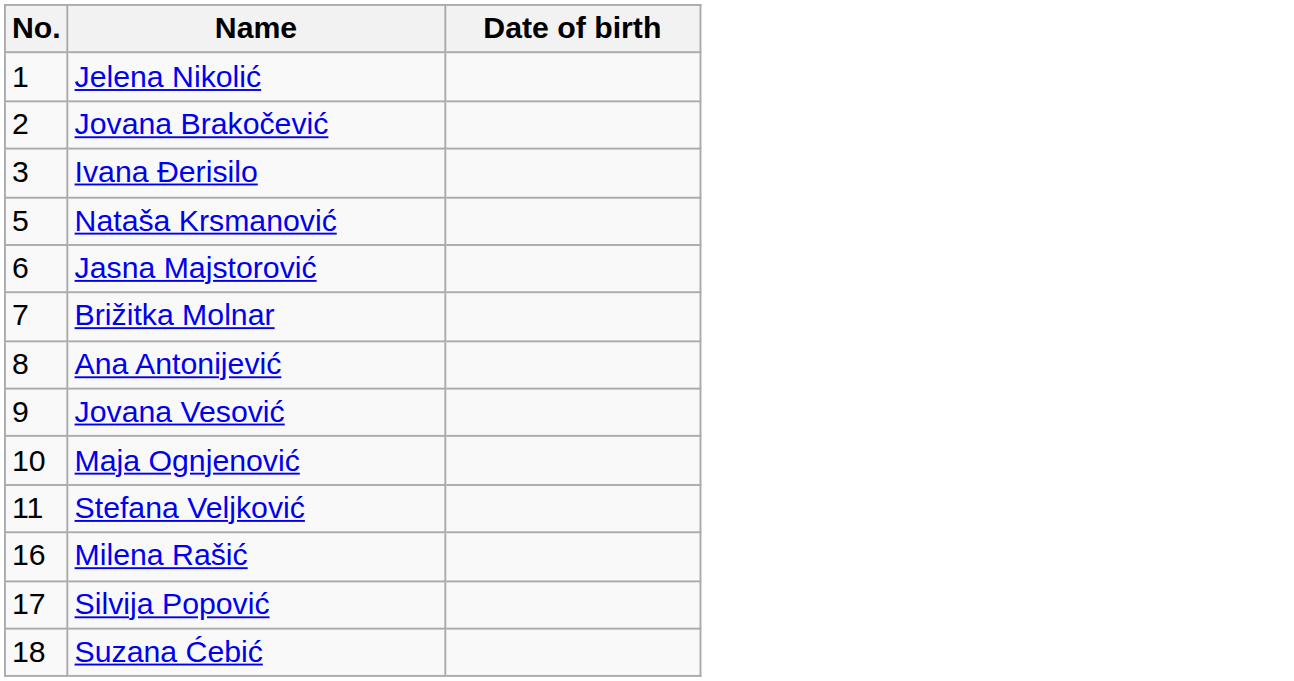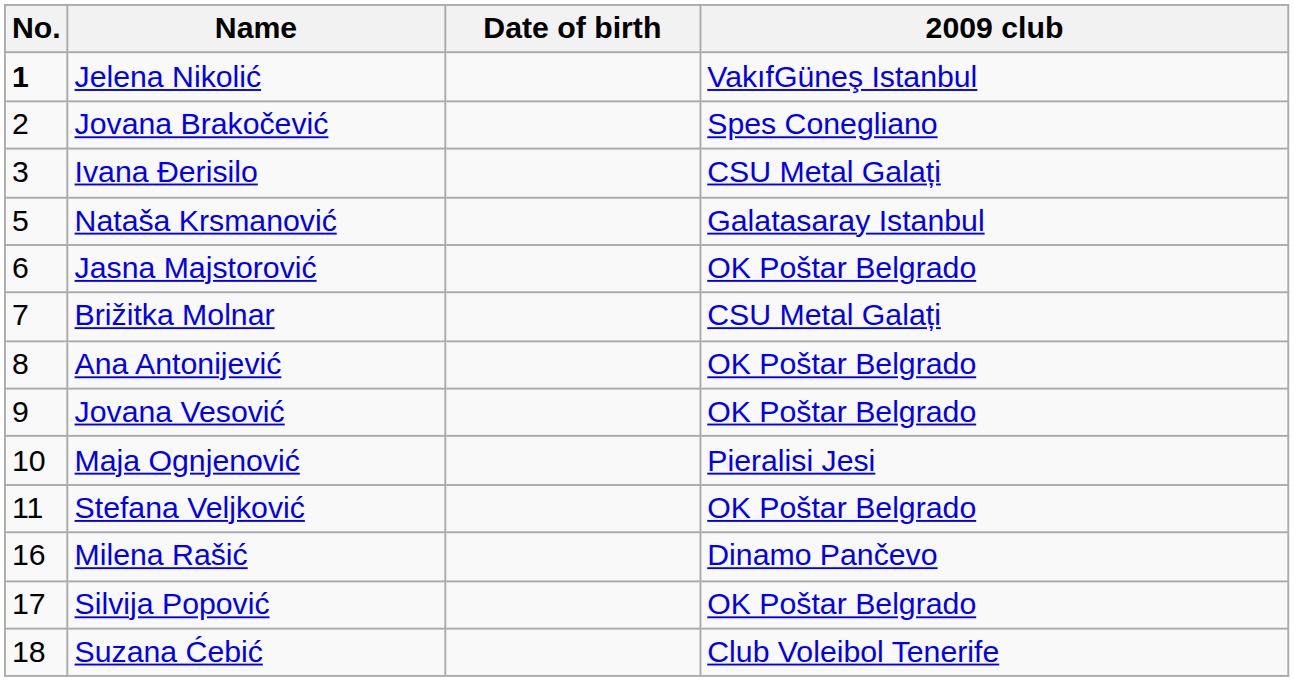+ column: (995, 28)
(20, 76) normal -> (20, 76) bold
